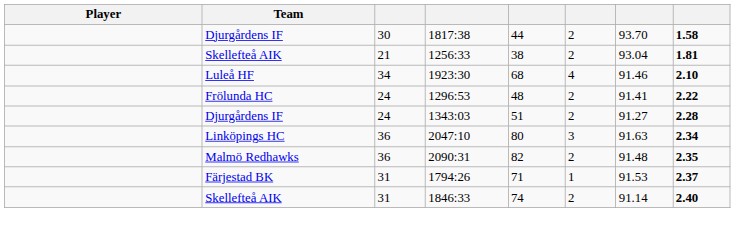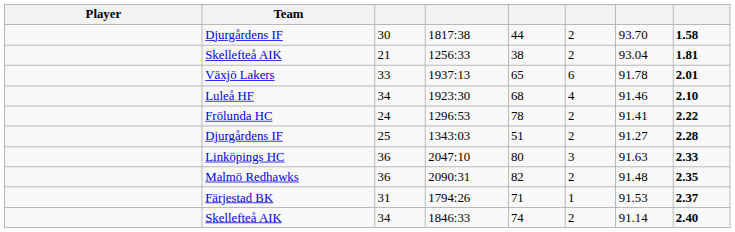+ row: (449, 75)
(517, 95) 48 -> (517, 116) 78
(384, 116) 24 -> (384, 136) 25
(687, 136) 2.34 -> (687, 156) 2.33
(384, 197) 31 -> (384, 217) 34
